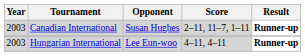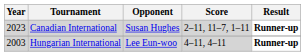(16, 28) 2003 -> (16, 28) 2023
